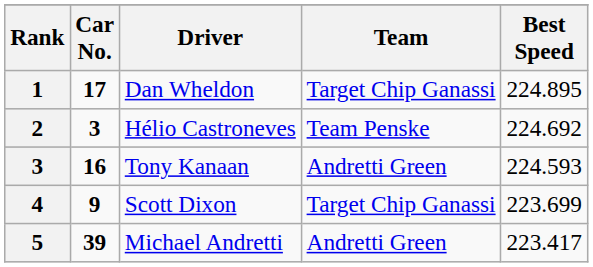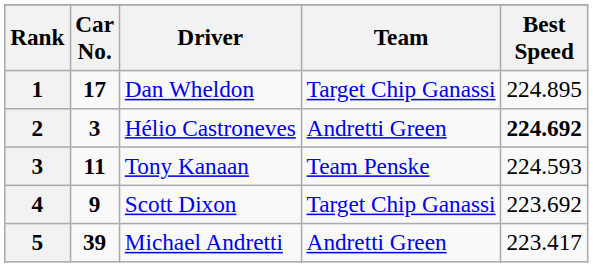(368, 128) Team Penske -> (377, 128) Andretti Green
(544, 128) normal -> (544, 128) bold
(95, 166) 16 -> (95, 166) 11
(377, 166) Andretti Green -> (368, 166) Team Penske
(544, 204) 223.699 -> (544, 204) 223.692
